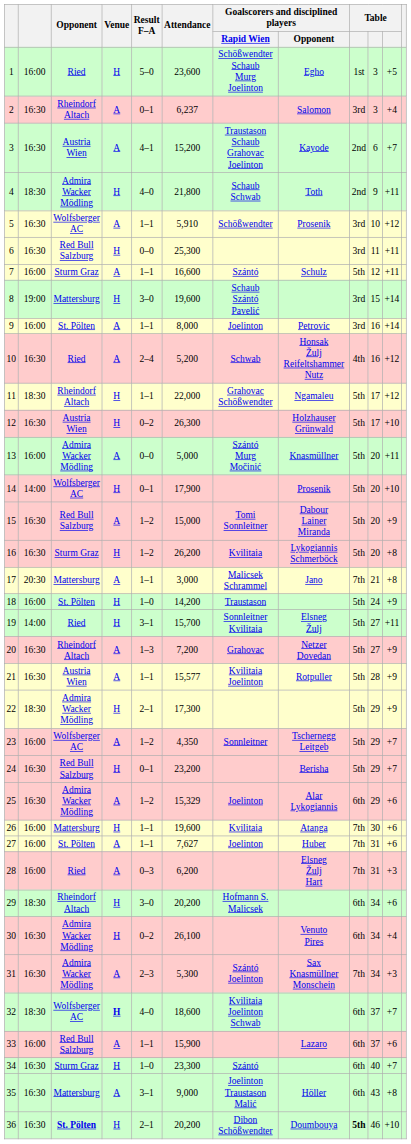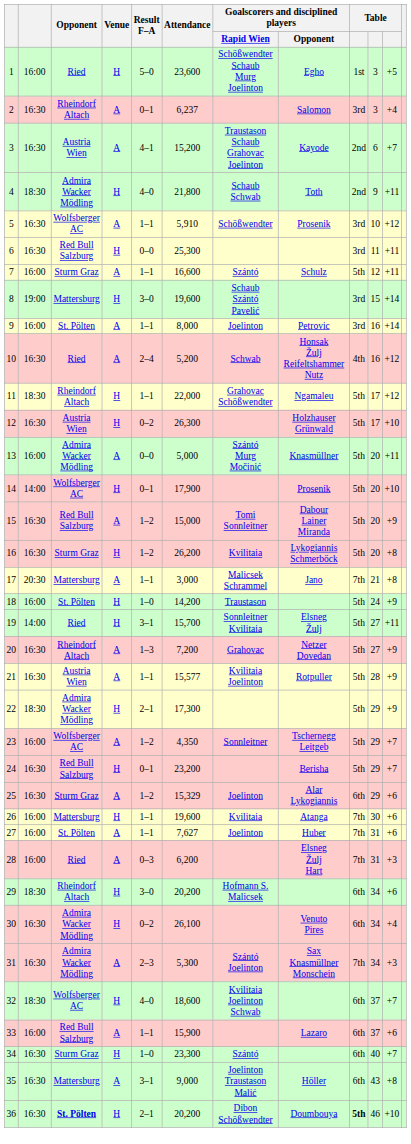(77, 801) Admira Wacker Mödling -> (77, 796) Sturm Graz
(117, 1012) bold -> (117, 1001) normal
